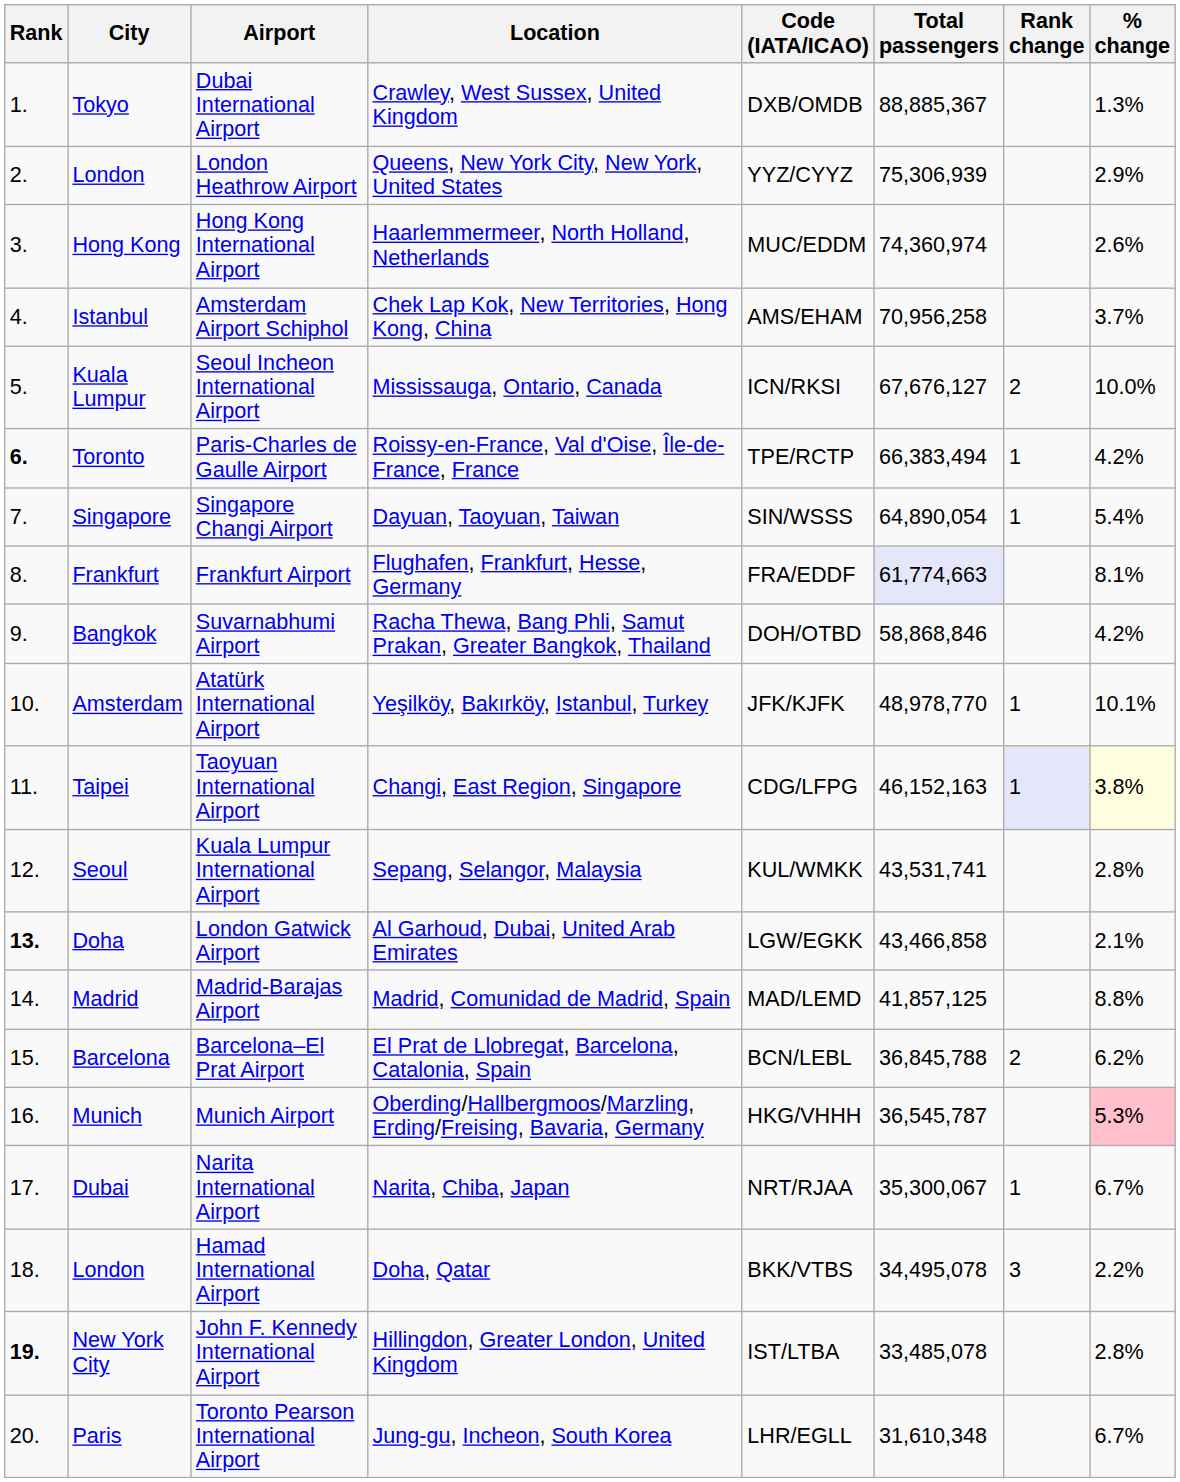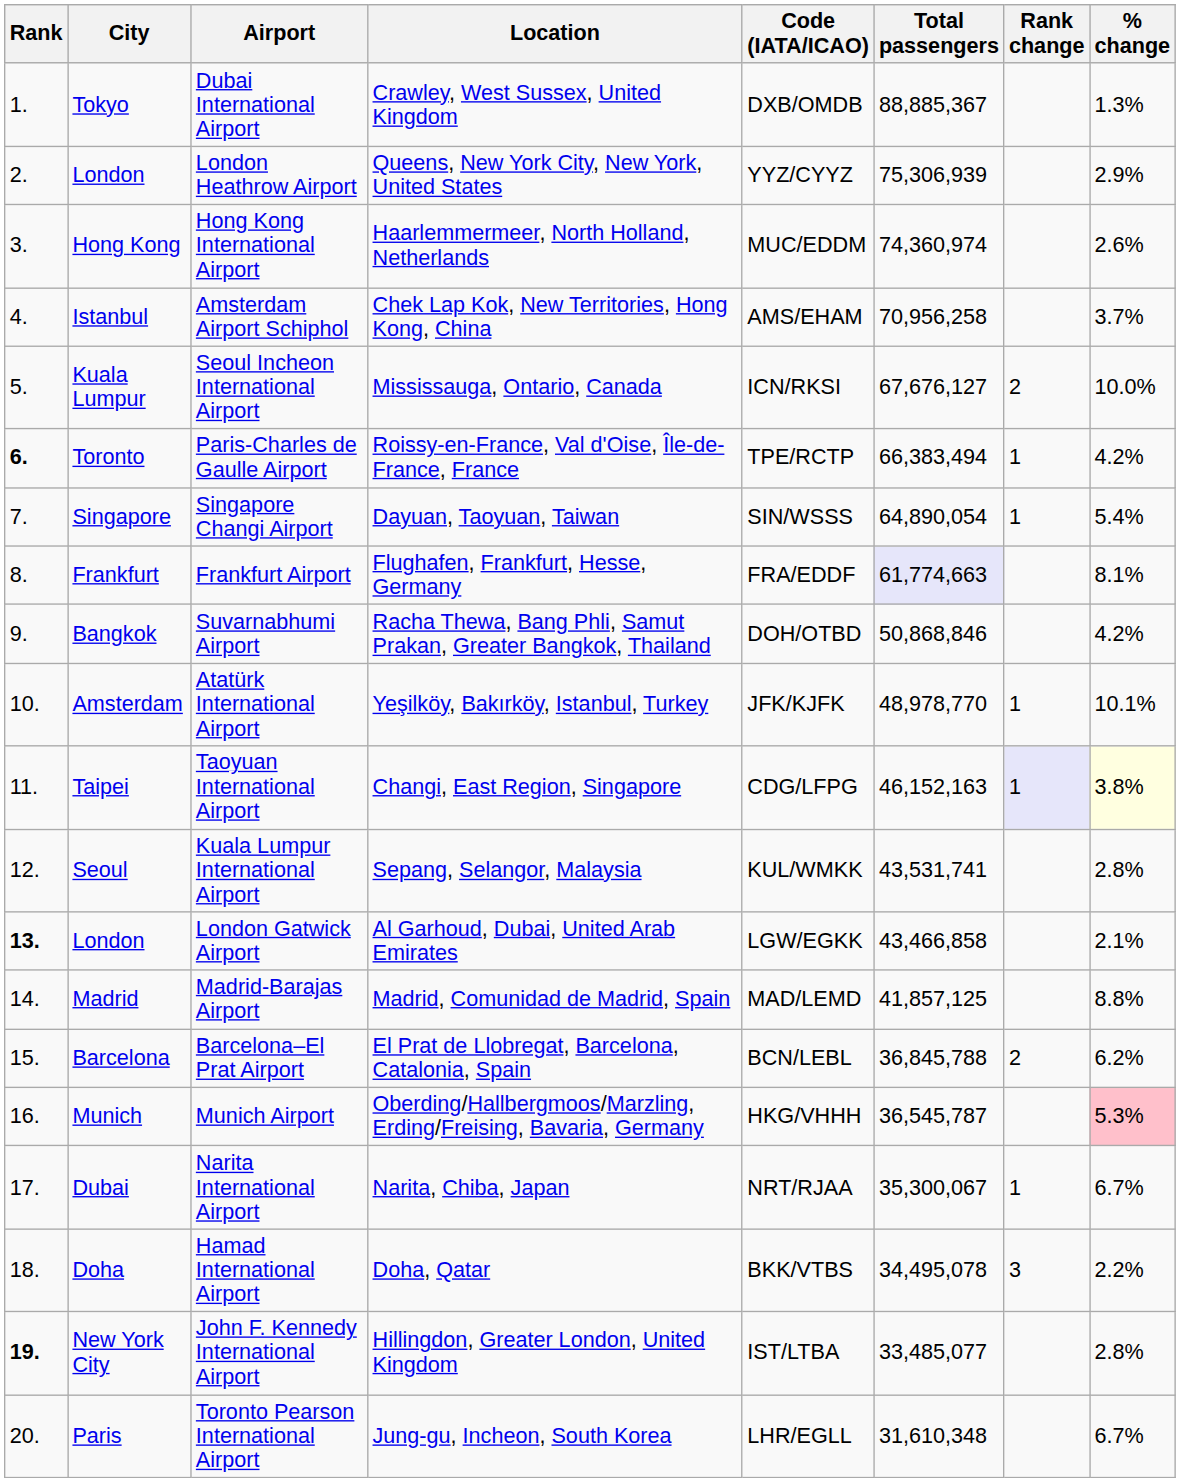(933, 633) 58,868,846 -> (933, 633) 50,868,846
(98, 940) Doha -> (108, 940) London
(108, 1270) London -> (98, 1270) Doha
(933, 1352) 33,485,078 -> (933, 1352) 33,485,077
